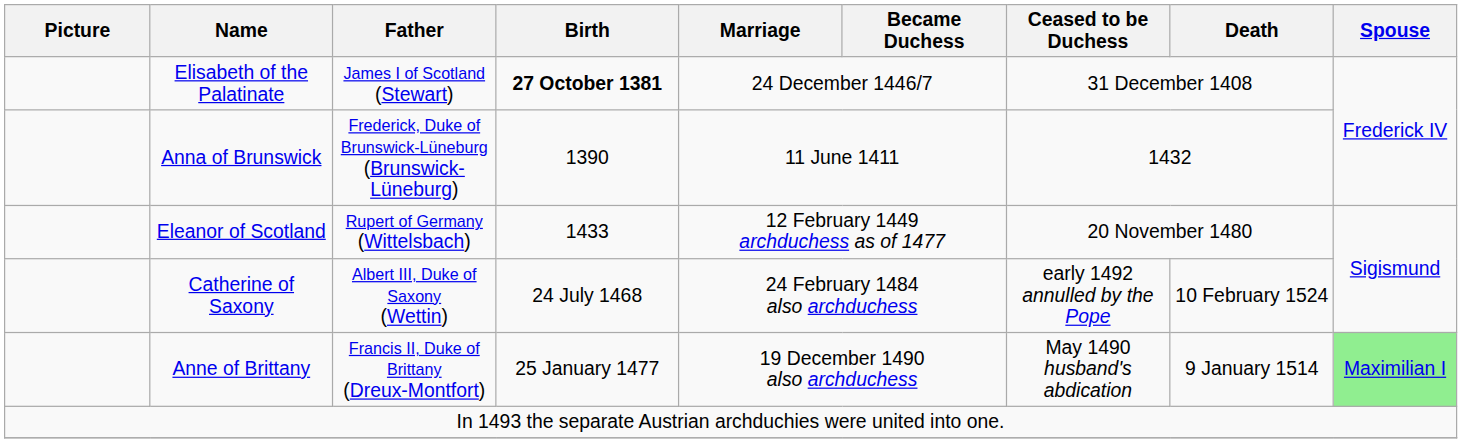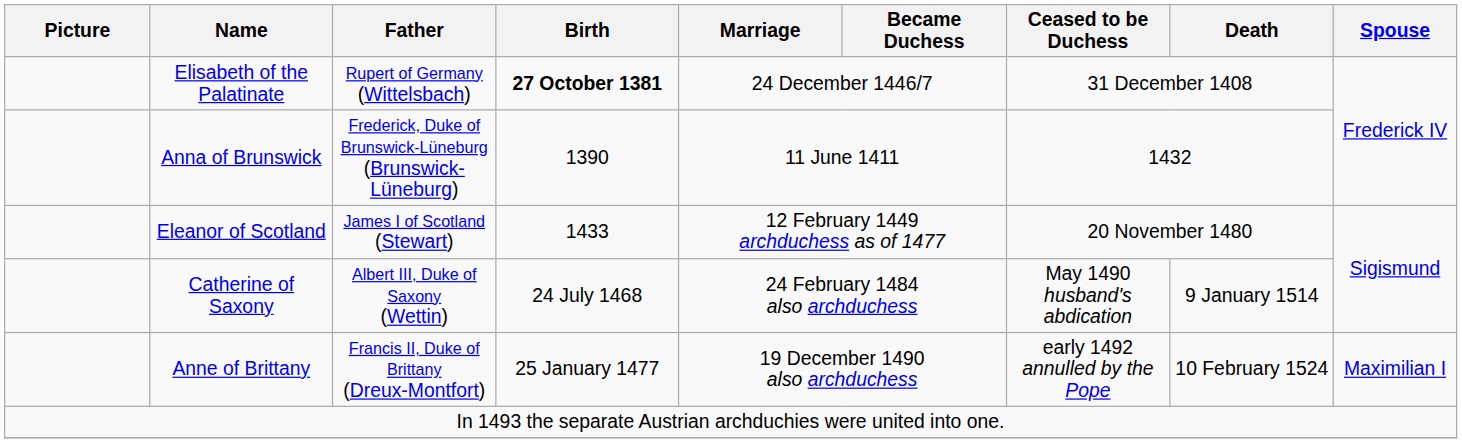(414, 84) James I of Scotland (Stewart) -> (414, 84) Rupert of Germany (Wittelsbach)
(414, 232) Rupert of Germany (Wittelsbach) -> (414, 232) James I of Scotland (Stewart)
(1088, 295) early 1492 annulled by the Pope -> (1088, 295) May 1490 husband's abdication
(1252, 295) 10 February 1524 -> (1252, 295) 9 January 1514
(1088, 369) May 1490 husband's abdication -> (1088, 369) early 1492 annulled by the Pope
(1252, 369) 9 January 1514 -> (1252, 369) 10 February 1524
(1395, 369) lightgreen background -> (1395, 369) no background
